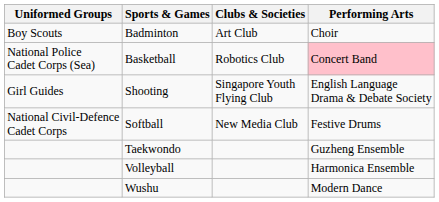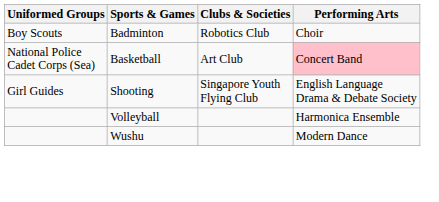(236, 33) Art Club -> (235, 33) Robotics Club
(250, 58) Robotics Club -> (221, 58) Art Club
- row: (144, 123)
- row: (153, 149)
